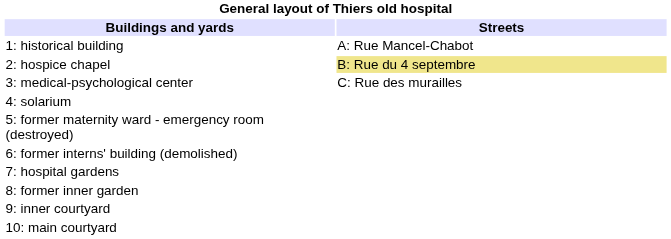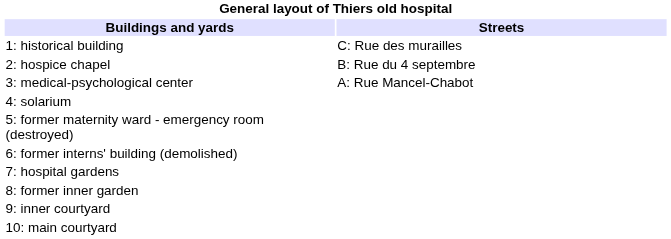(405, 46) A: Rue Mancel-Chabot -> (400, 46) C: Rue des murailles
(406, 64) khaki background -> (406, 64) no background
(400, 83) C: Rue des murailles -> (405, 83) A: Rue Mancel-Chabot
